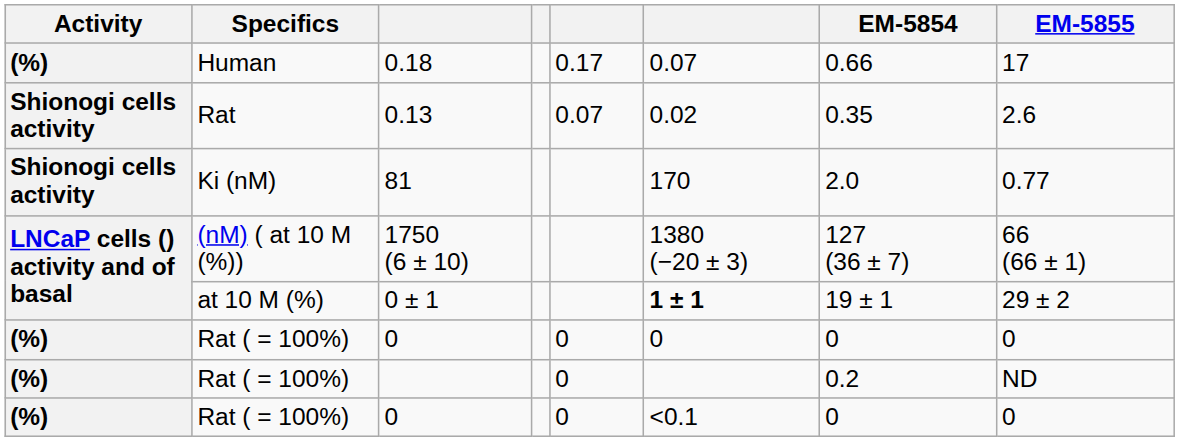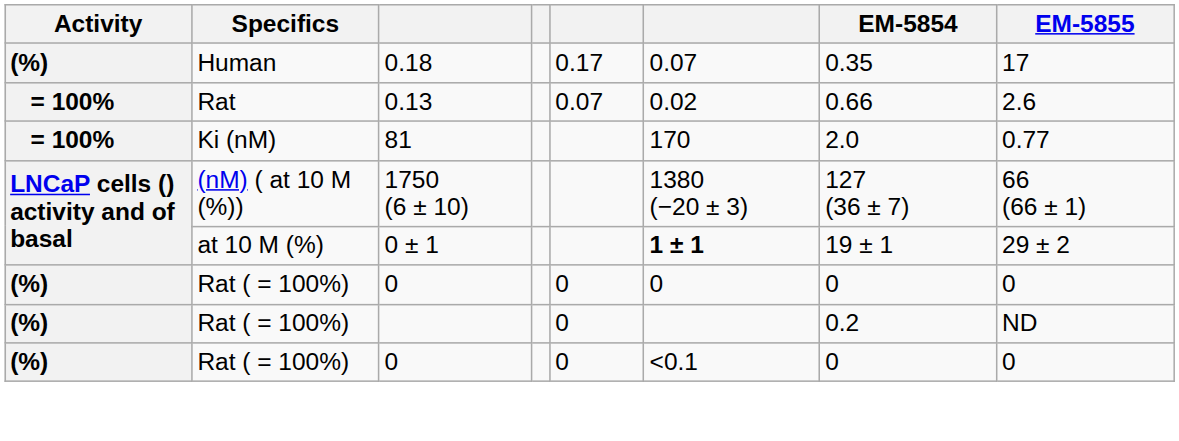(849, 62) 0.66 -> (849, 62) 0.35
(93, 115) Shionogi cells activity -> (62, 101) = 100%
(849, 115) 0.35 -> (849, 101) 0.66
(93, 181) Shionogi cells activity -> (62, 140) = 100%
